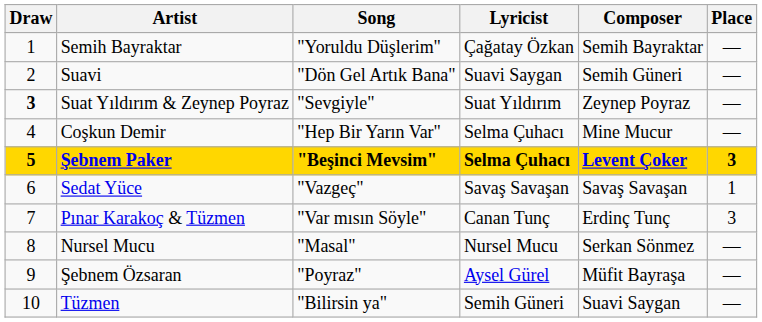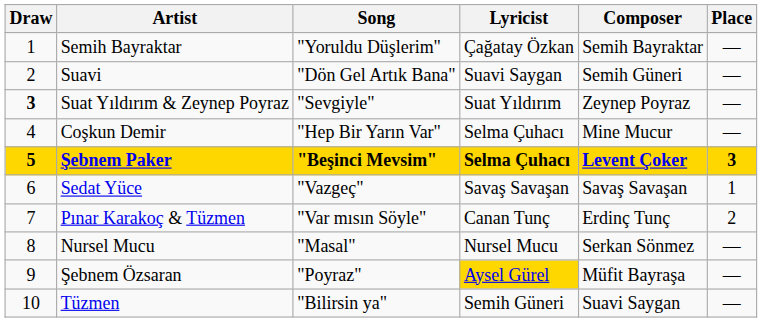(732, 217) 3 -> (732, 217) 2
(507, 274) no background -> (507, 274) gold background
